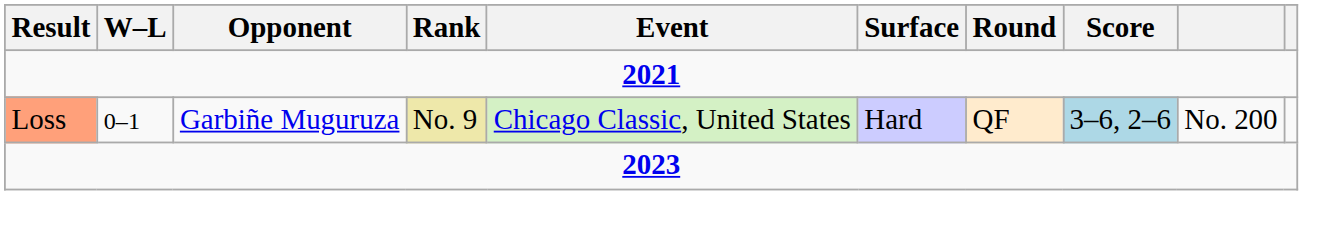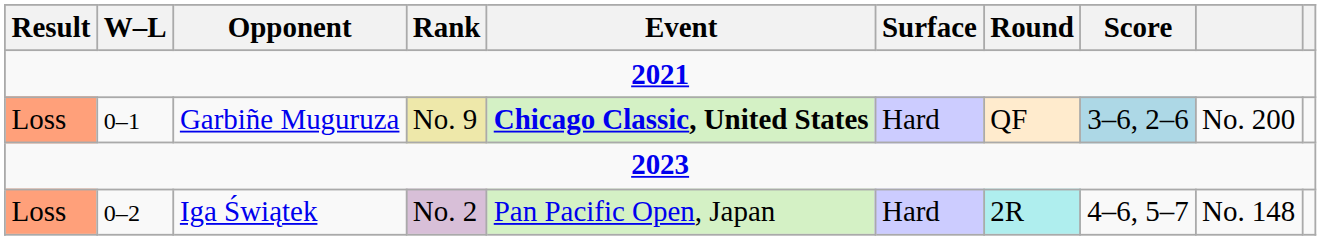(672, 119) normal -> (681, 119) bold
+ row: (249, 211)
